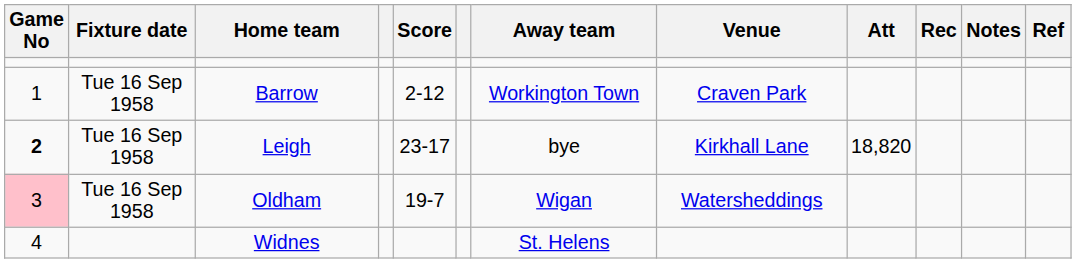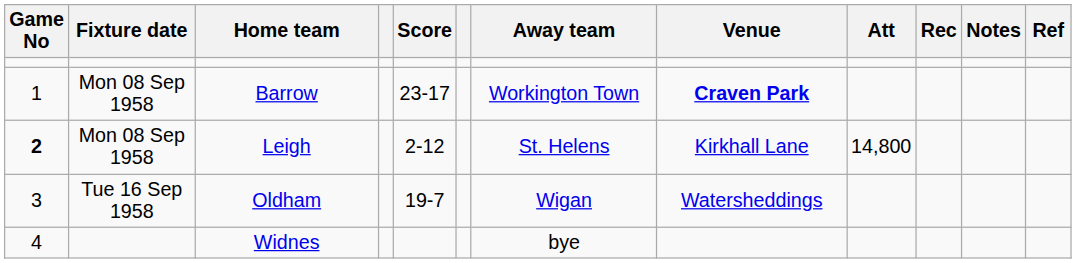(132, 93) Tue 16 Sep 1958 -> (132, 93) Mon 08 Sep 1958
(425, 93) 2-12 -> (425, 93) 23-17
(752, 93) normal -> (752, 93) bold
(132, 146) Tue 16 Sep 1958 -> (132, 146) Mon 08 Sep 1958
(425, 146) 23-17 -> (425, 146) 2-12
(564, 146) bye -> (564, 146) St. Helens
(881, 146) 18,820 -> (881, 146) 14,800
(36, 200) pink background -> (36, 200) no background
(564, 242) St. Helens -> (564, 242) bye
